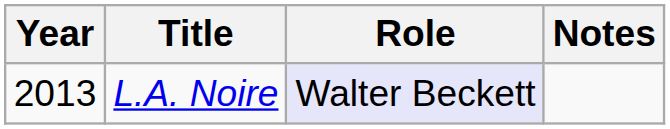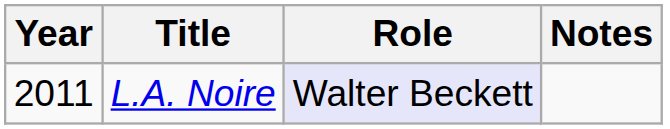(55, 92) 2013 -> (54, 92) 2011
